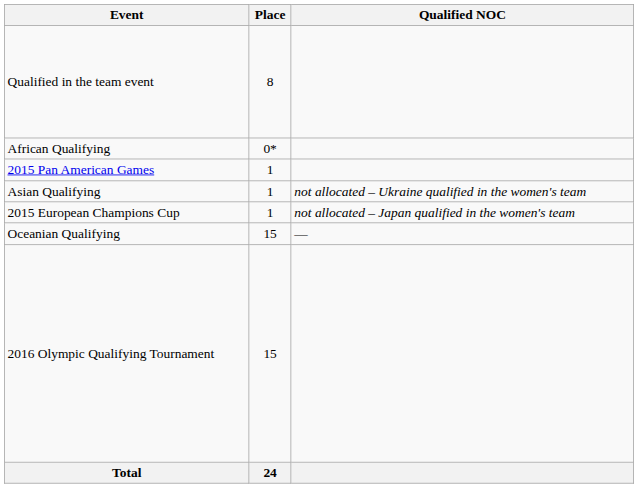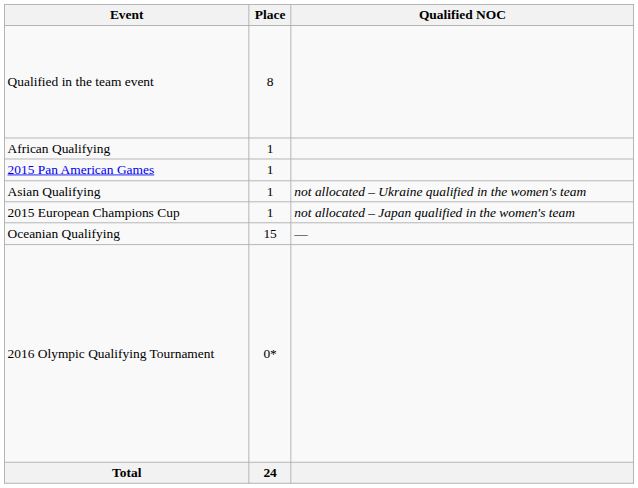(270, 148) 0* -> (270, 148) 1
(270, 353) 15 -> (270, 353) 0*
